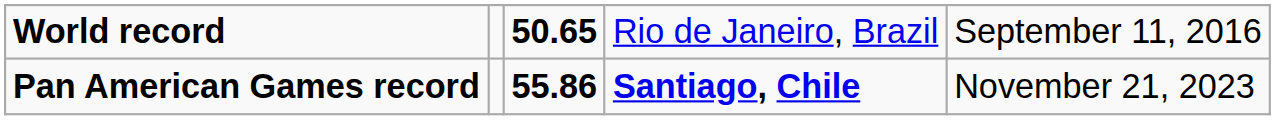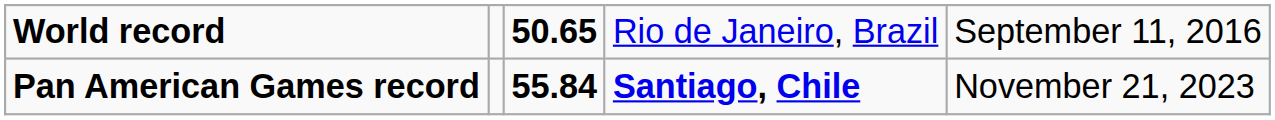(554, 85) 55.86 -> (554, 85) 55.84
